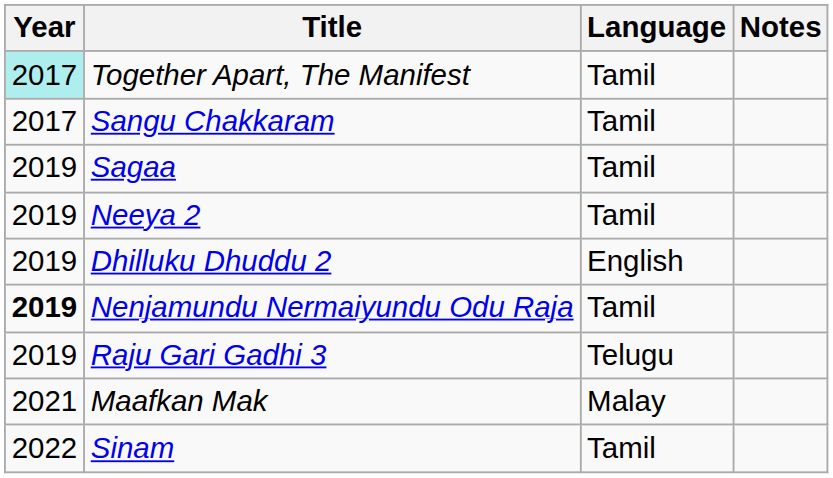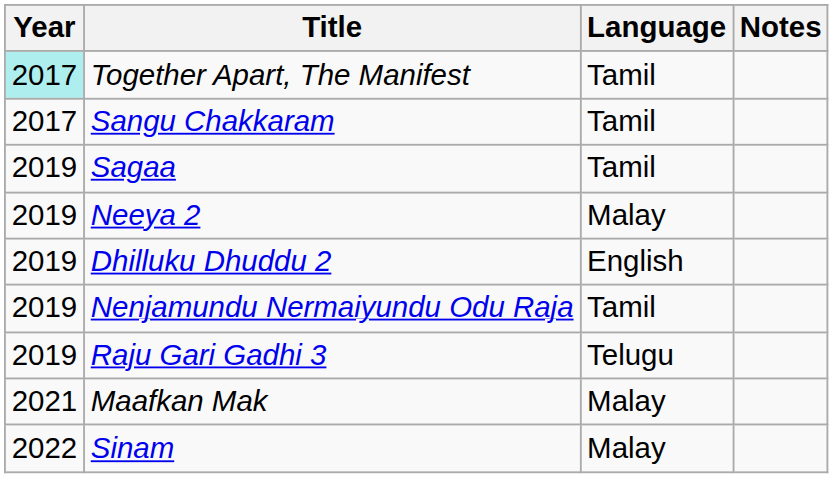(621, 214) Tamil -> (626, 214) Malay
(44, 307) bold -> (44, 307) normal
(621, 448) Tamil -> (626, 448) Malay
